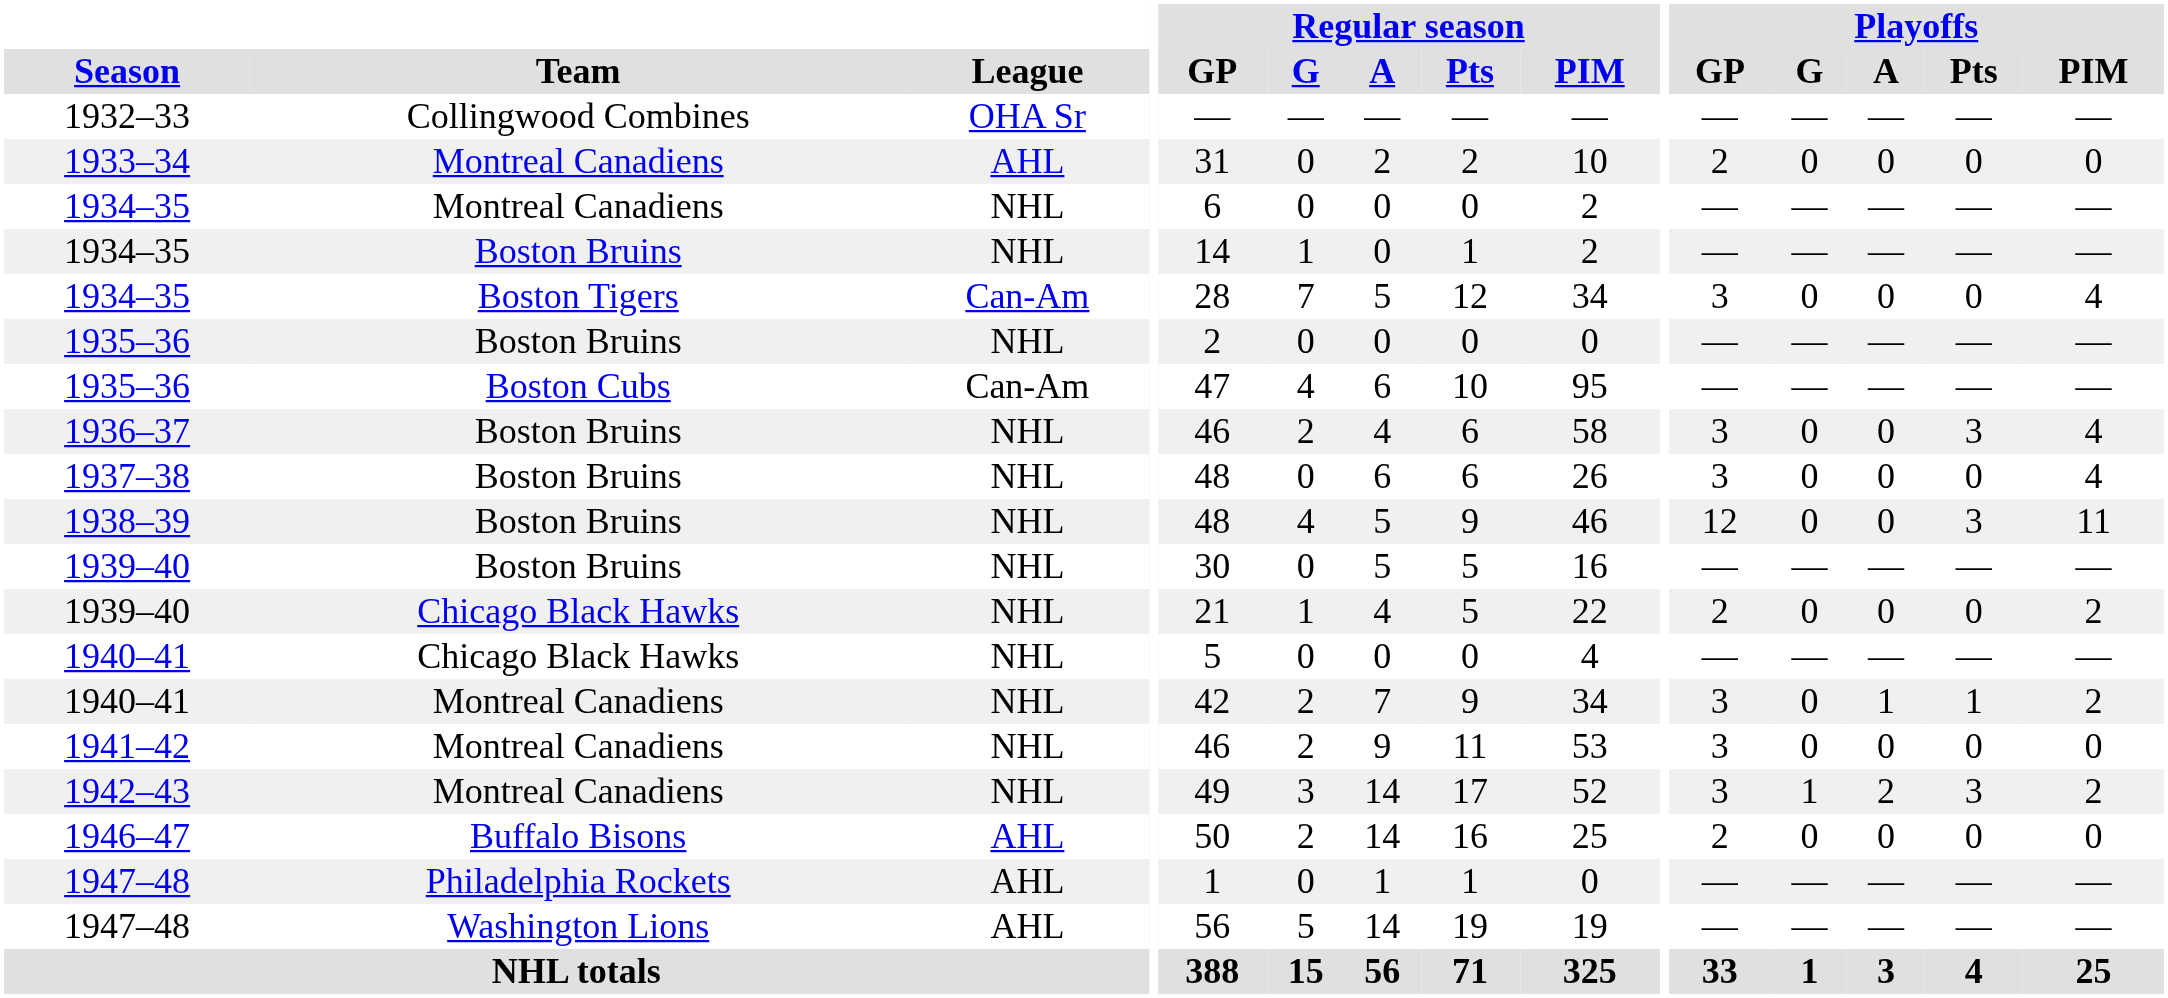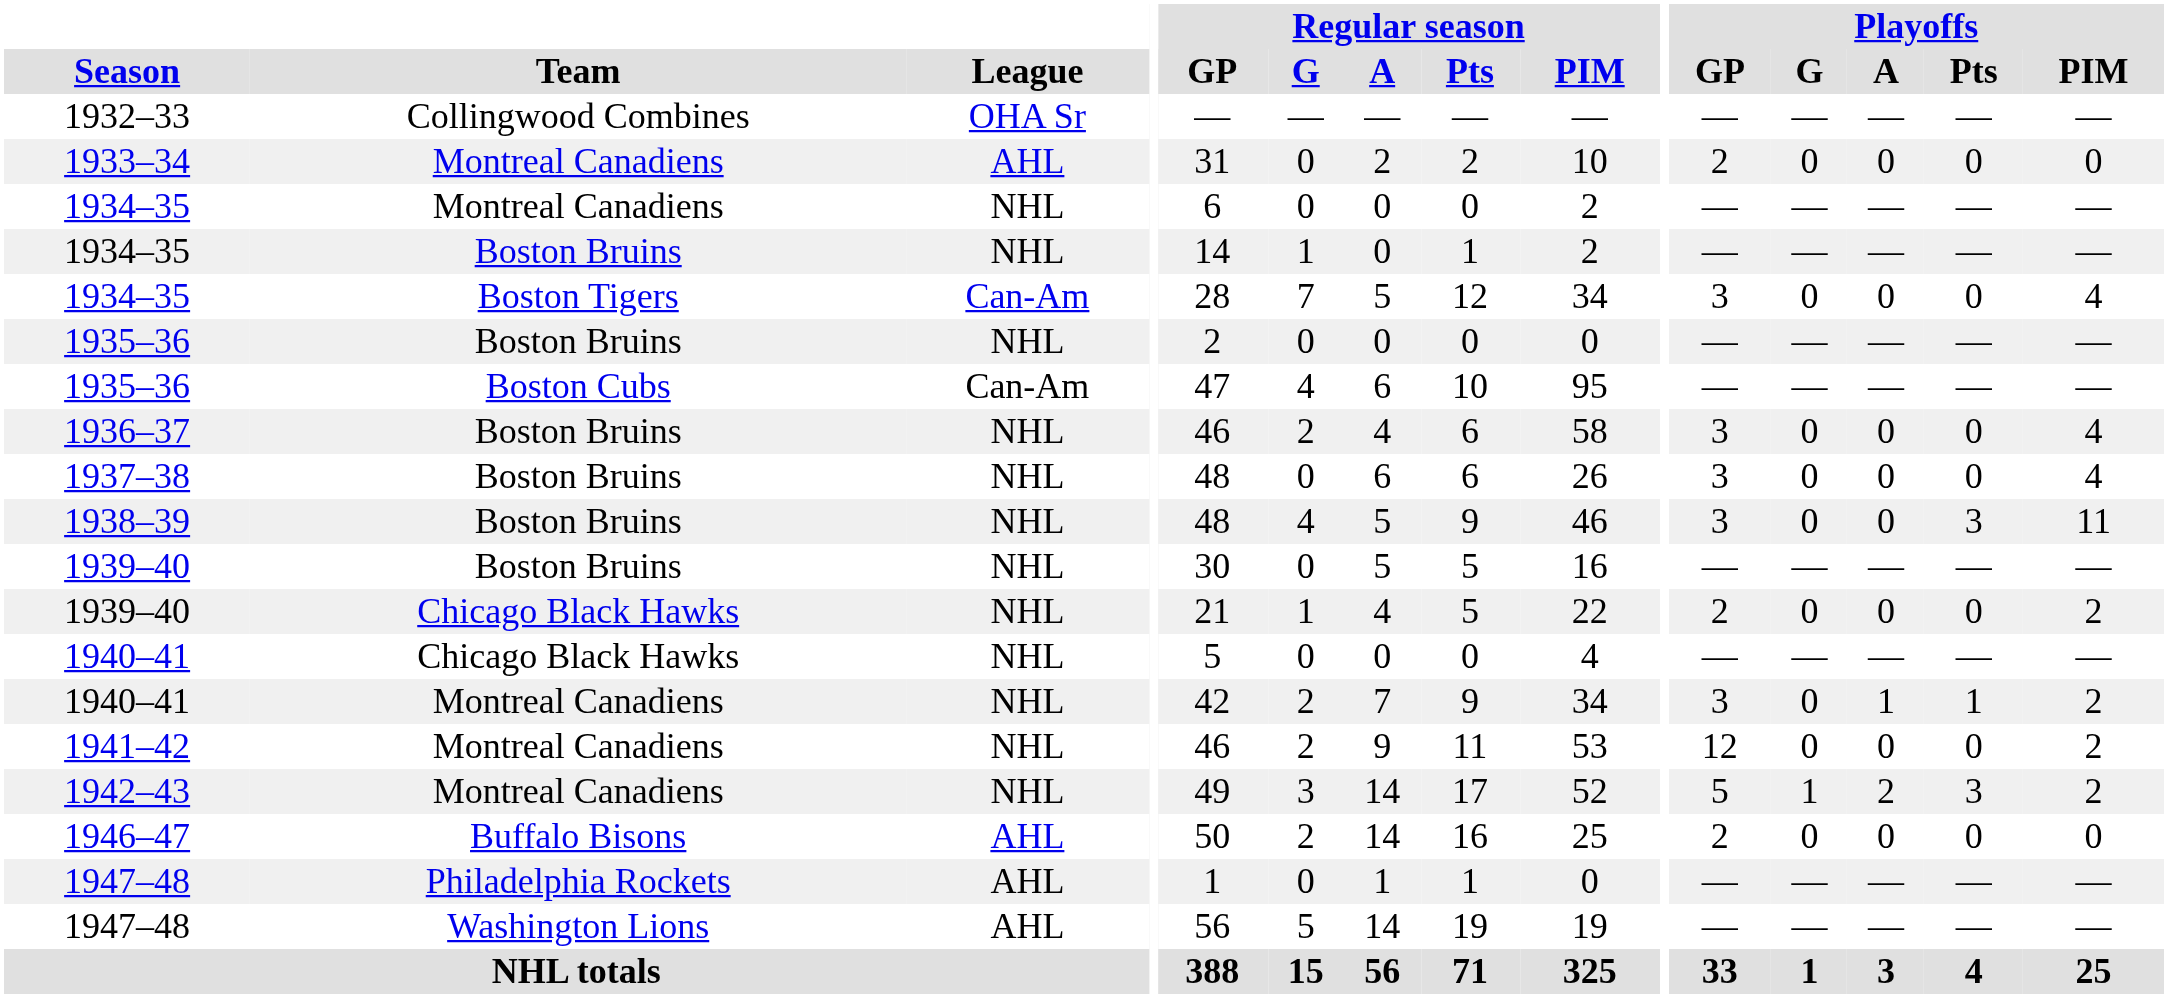(1974, 430) 3 -> (1974, 430) 0
(1720, 520) 12 -> (1720, 520) 3
(1720, 745) 3 -> (1720, 745) 12
(2094, 745) 0 -> (2094, 745) 2
(1720, 790) 3 -> (1720, 790) 5
